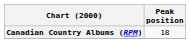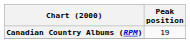(165, 32) 18 -> (165, 32) 19
